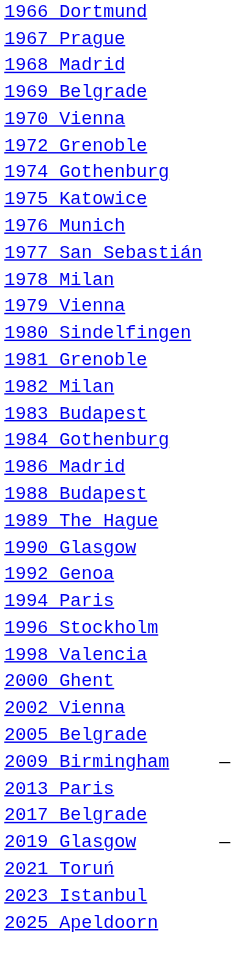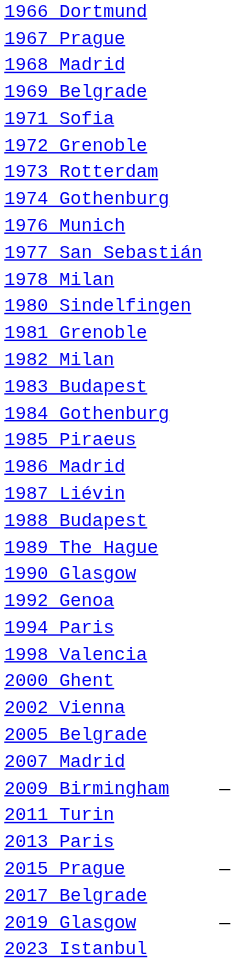- row: (65, 119)
+ row: (59, 119)
+ row: (81, 173)
- row: (76, 199)
- row: (65, 306)
+ row: (70, 440)
+ row: (65, 494)
- row: (81, 628)
+ row: (65, 762)
+ row: (59, 816)
+ row: (65, 869)
- row: (59, 869)
- row: (81, 923)
